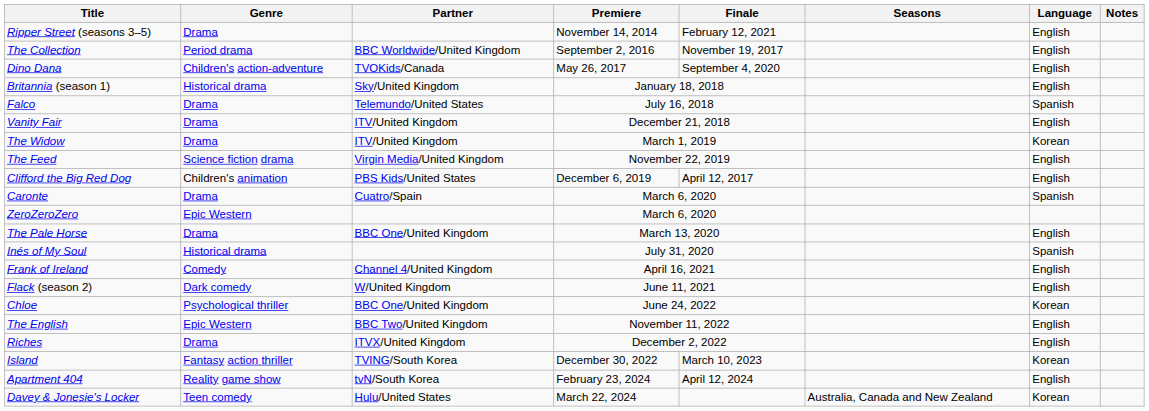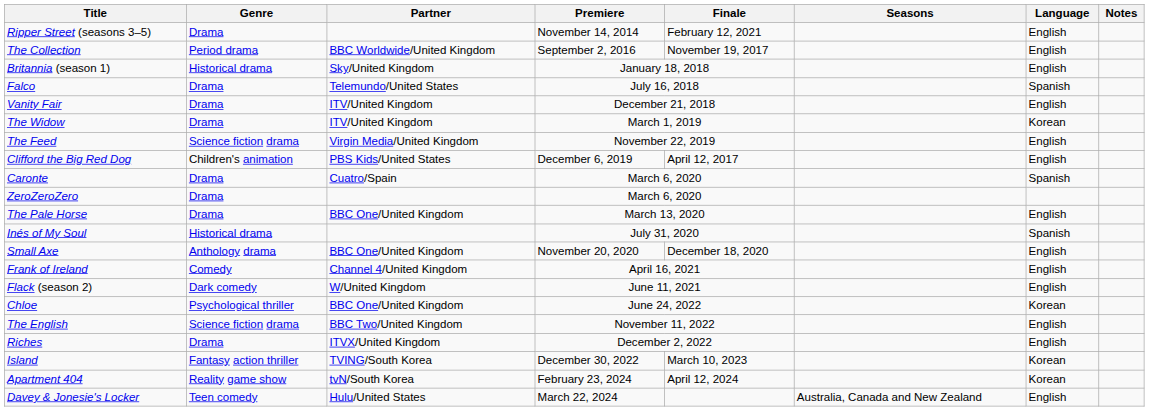- row: (34, 68)
(217, 214) Epic Western -> (206, 196) Drama
+ row: (33, 251)
(217, 324) Epic Western -> (244, 324) Science fiction drama
(1051, 379) English -> (1047, 379) Korean
(1051, 397) Korean -> (1048, 397) English
